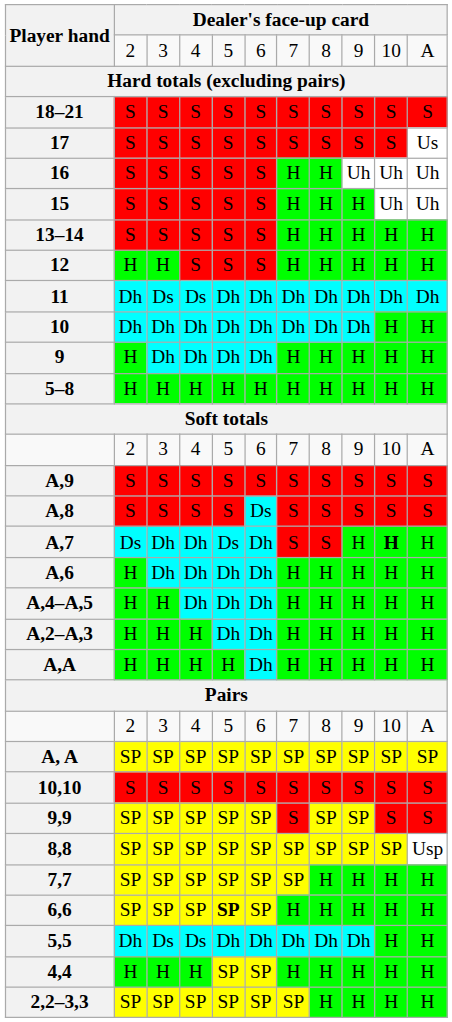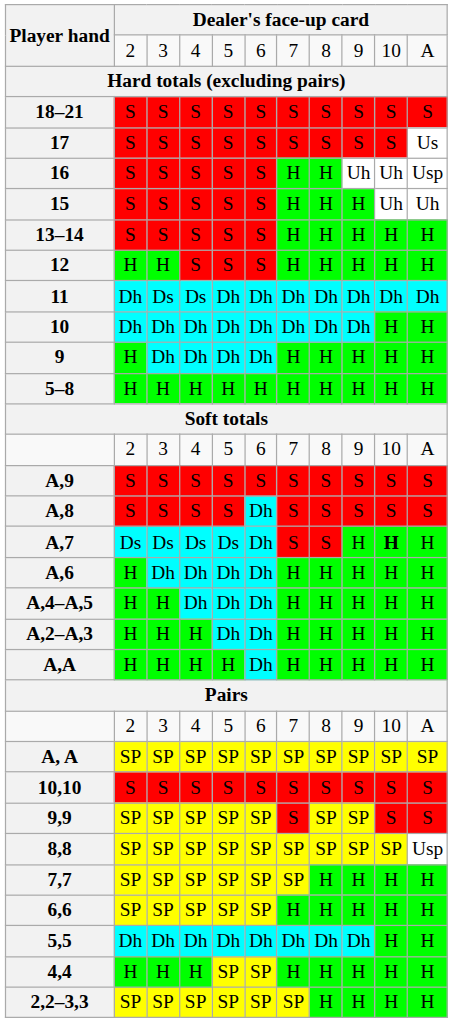(428, 173) Uh -> (428, 173) Usp
(261, 511) Ds -> (261, 511) Dh
(163, 541) Dh -> (163, 541) Ds
(196, 541) Dh -> (196, 541) Ds
(228, 910) bold -> (228, 910) normal
(163, 940) Ds -> (163, 940) Dh
(196, 940) Ds -> (196, 940) Dh
